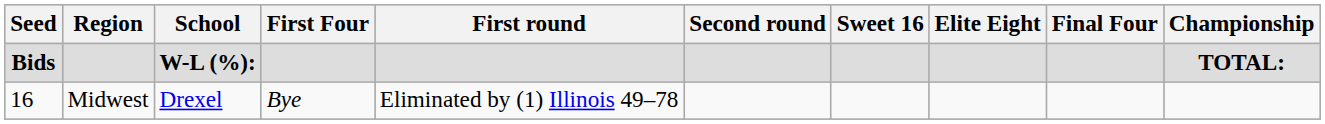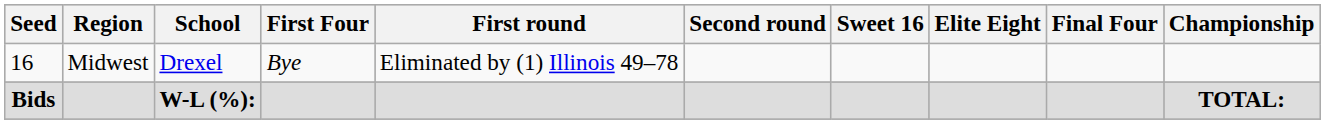rows swapped: (22, 100) <-> (33, 62)
